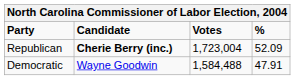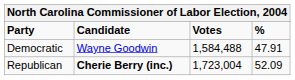rows swapped: (35, 48) <-> (35, 65)
